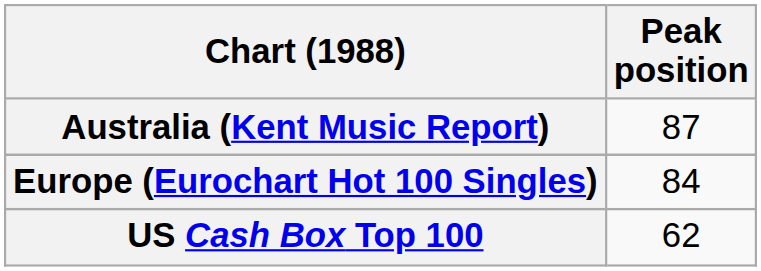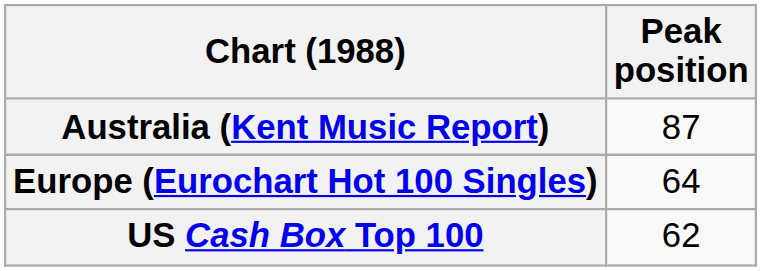(681, 181) 84 -> (681, 181) 64
